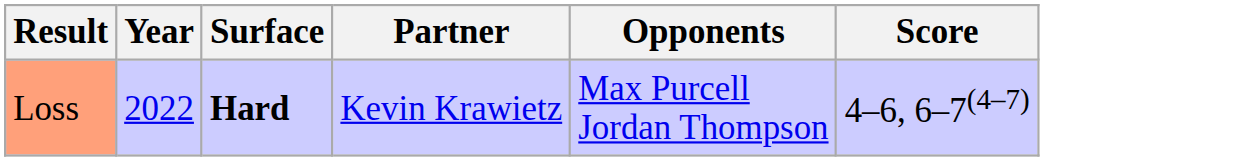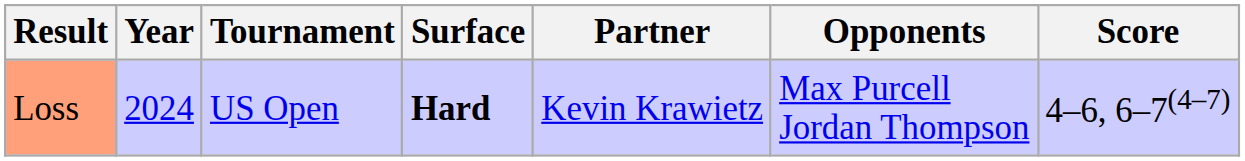+ column: (302, 32)
(159, 107) 2022 -> (159, 107) 2024
